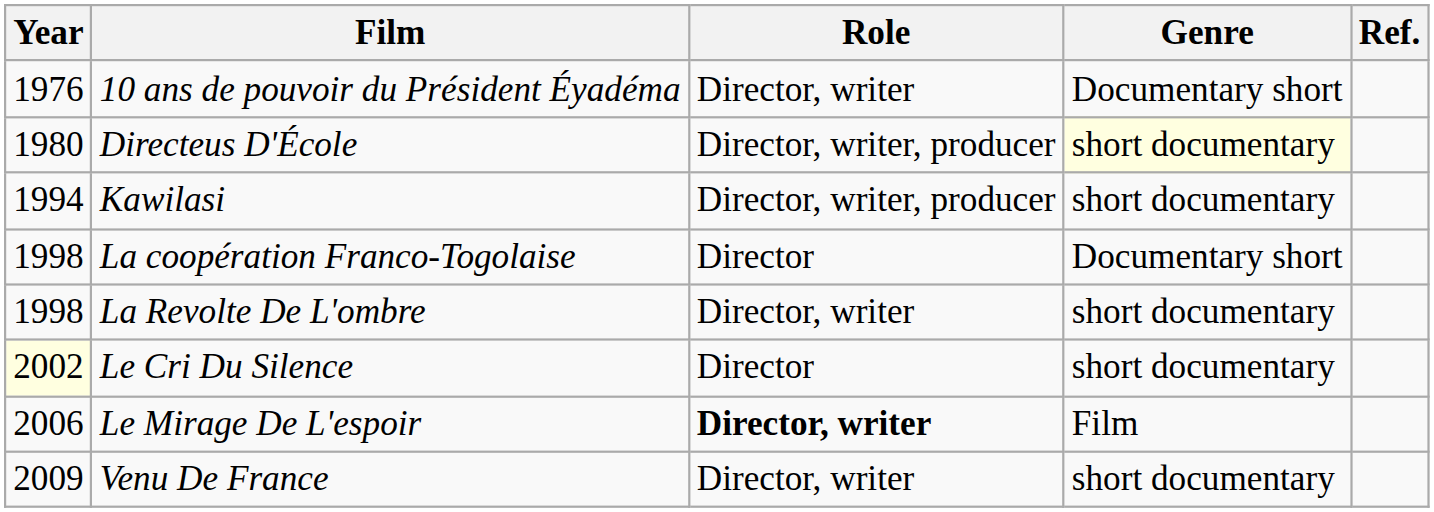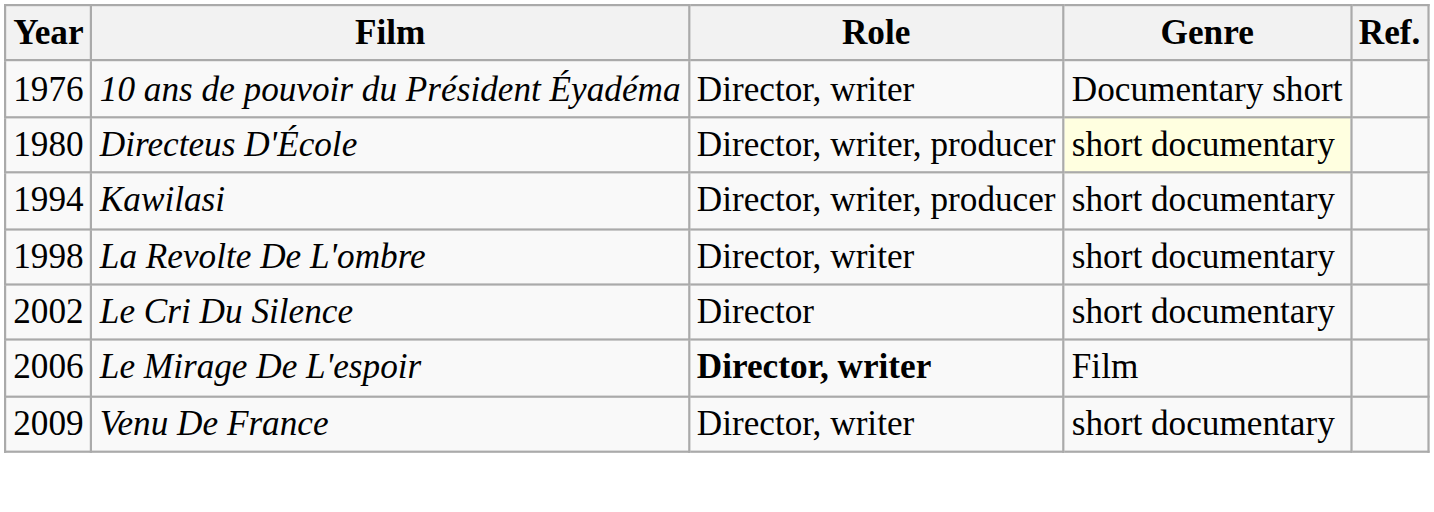- row: (338, 255)
(48, 367) lightyellow background -> (48, 311) no background
